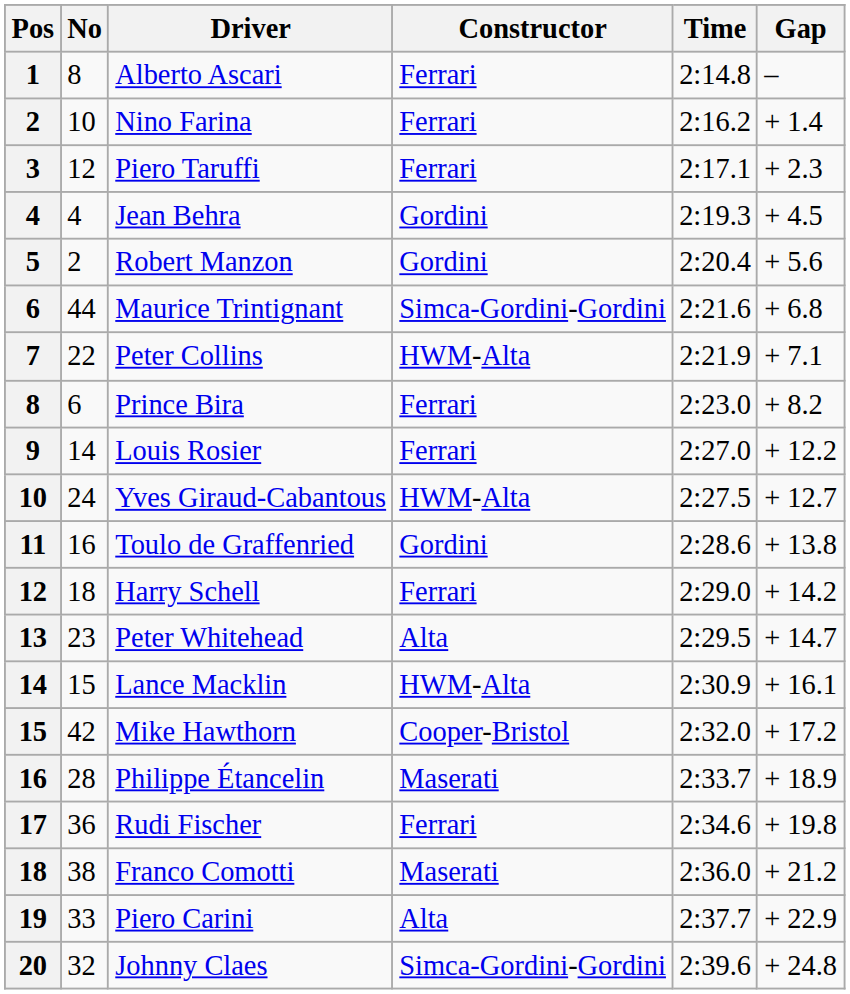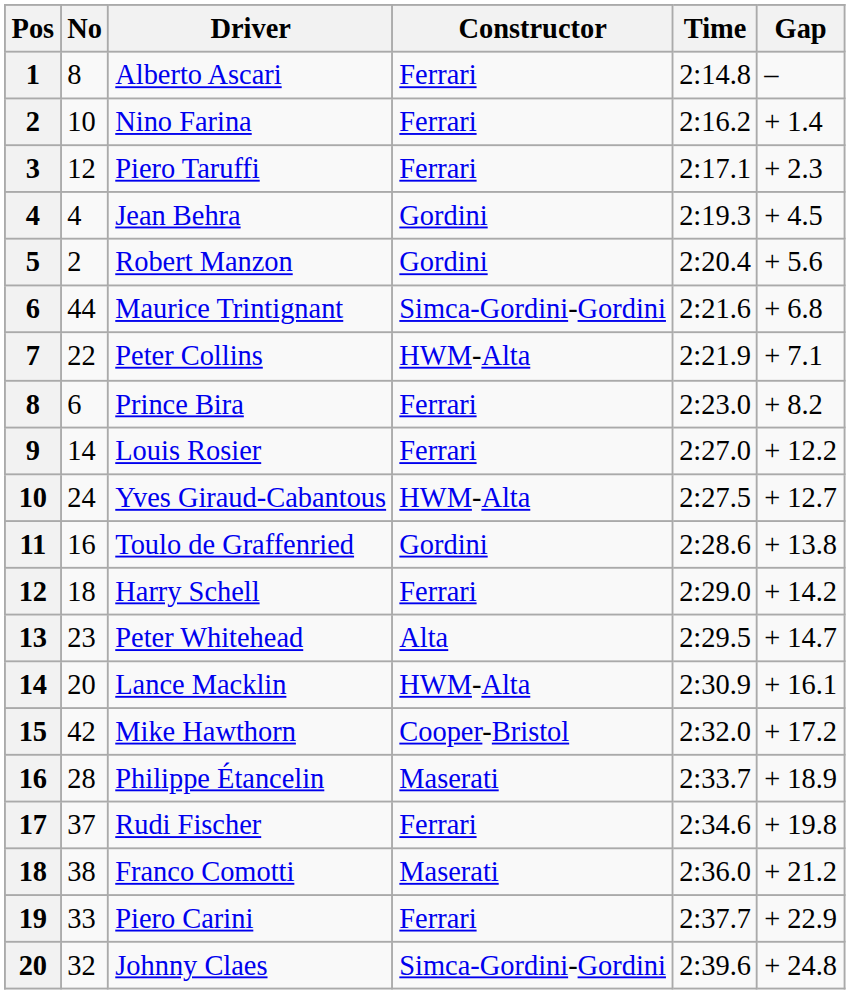(82, 684) 15 -> (82, 684) 20
(82, 824) 36 -> (82, 824) 37
(424, 918) Alta -> (438, 918) Ferrari
